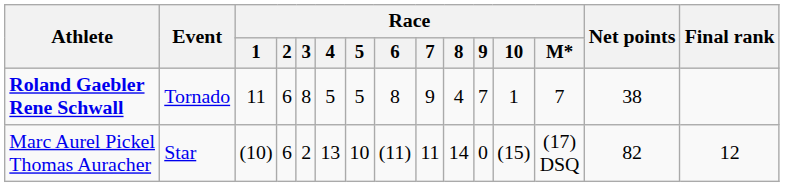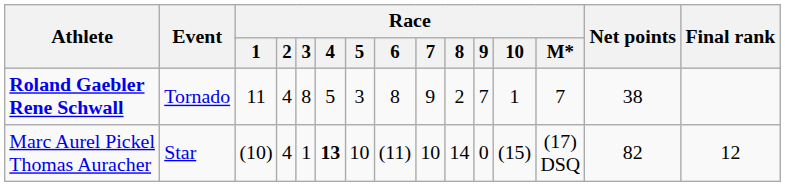(287, 96) 6 -> (287, 96) 4
(359, 96) 5 -> (359, 96) 3
(459, 96) 4 -> (460, 96) 2
(287, 153) 6 -> (287, 153) 4
(306, 153) 2 -> (306, 153) 1
(330, 153) normal -> (330, 153) bold
(430, 153) 11 -> (430, 153) 10
